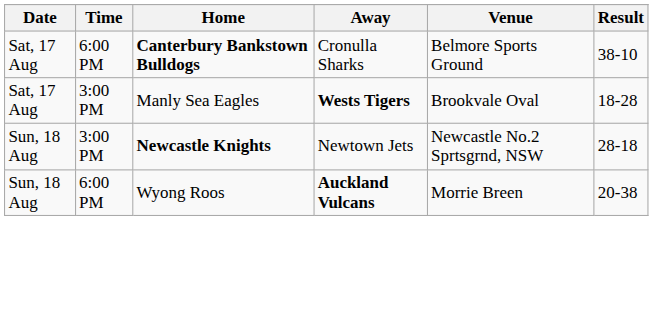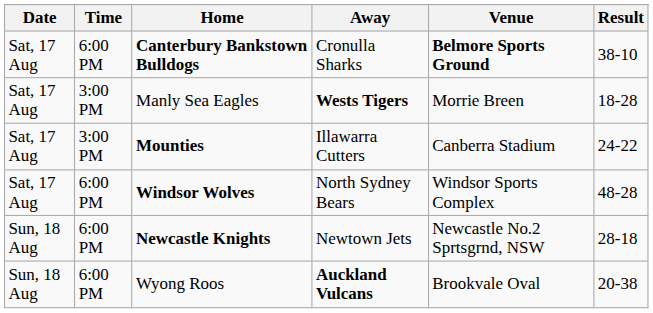(484, 54) normal -> (488, 54) bold
(485, 100) Brookvale Oval -> (478, 100) Morrie Breen
+ row: (170, 146)
+ row: (195, 192)
(94, 146) 3:00 PM -> (94, 238) 6:00 PM
(477, 192) Morrie Breen -> (486, 284) Brookvale Oval
